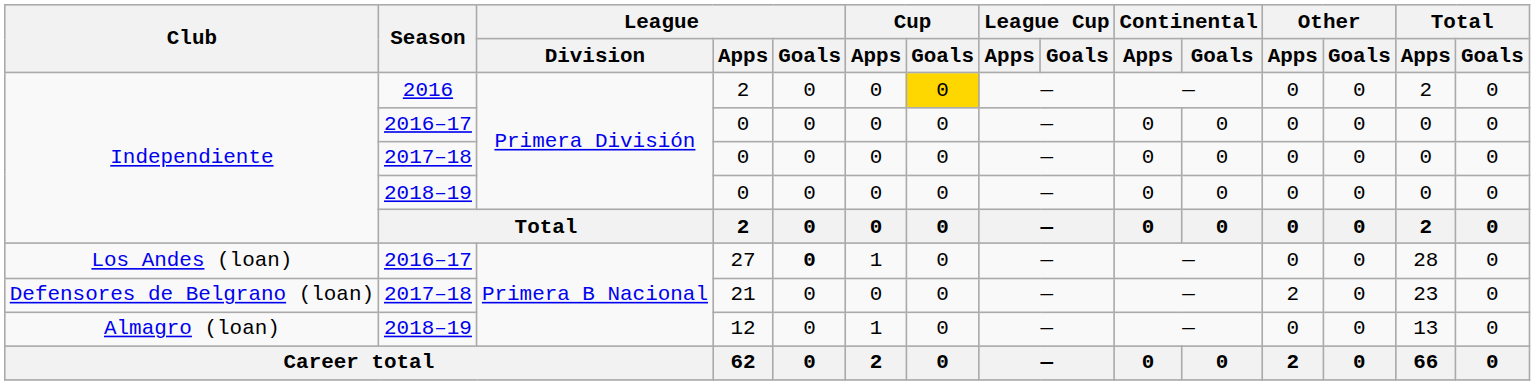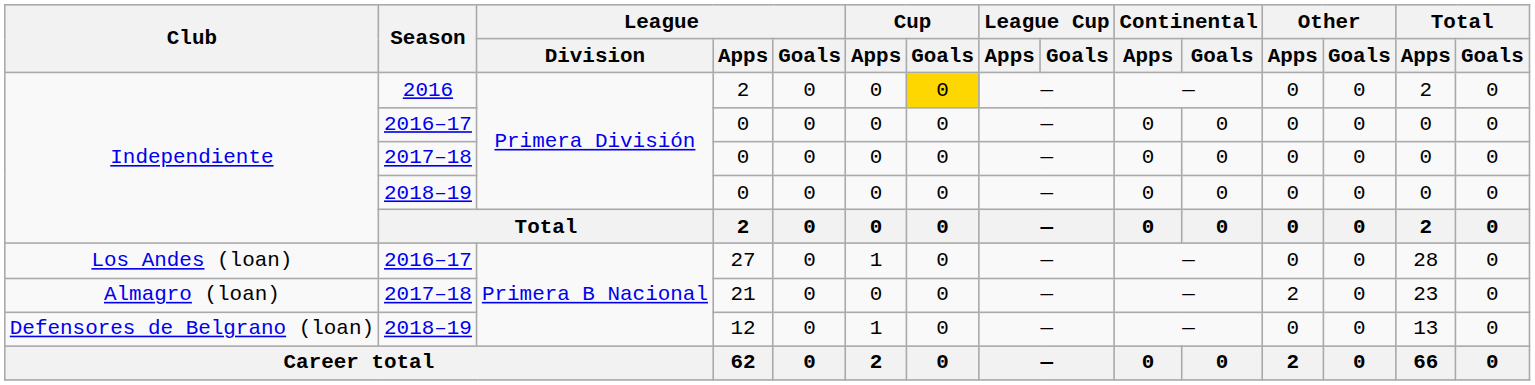(810, 261) bold -> (810, 261) normal
(192, 295) Defensores de Belgrano (loan) -> (192, 295) Almagro (loan)
(192, 329) Almagro (loan) -> (192, 329) Defensores de Belgrano (loan)
